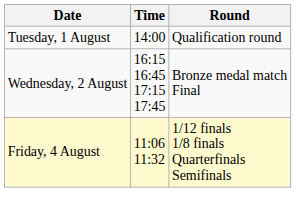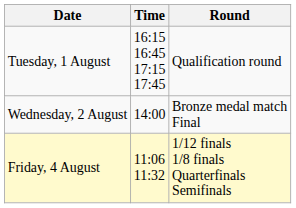(150, 37) 14:00 -> (150, 61) 16:15 16:45 17:15 17:45
(150, 83) 16:15 16:45 17:15 17:45 -> (150, 114) 14:00
